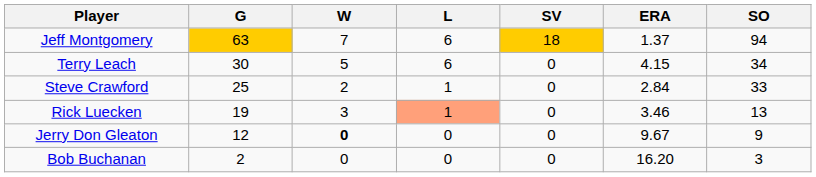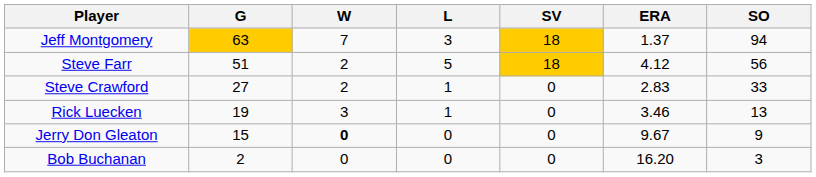(448, 40) 6 -> (448, 40) 3
+ row: (97, 64)
- row: (97, 64)
(241, 87) 25 -> (241, 87) 27
(655, 87) 2.84 -> (655, 87) 2.83
(448, 111) lightsalmon background -> (448, 111) no background
(241, 135) 12 -> (241, 135) 15
